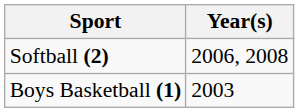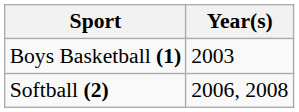rows swapped: (95, 90) <-> (59, 55)
